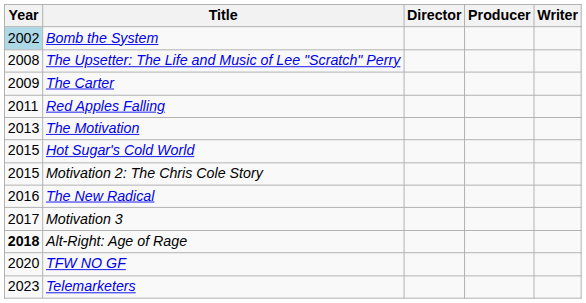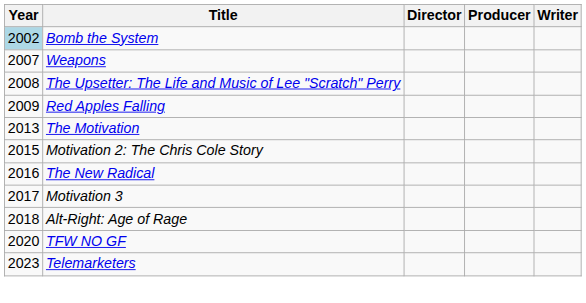+ row: (76, 60)
- row: (80, 83)
(23, 106) 2011 -> (24, 106) 2009
- row: (120, 151)
(24, 241) bold -> (24, 219) normal
